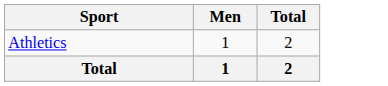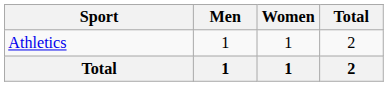+ column: (288, 17)
